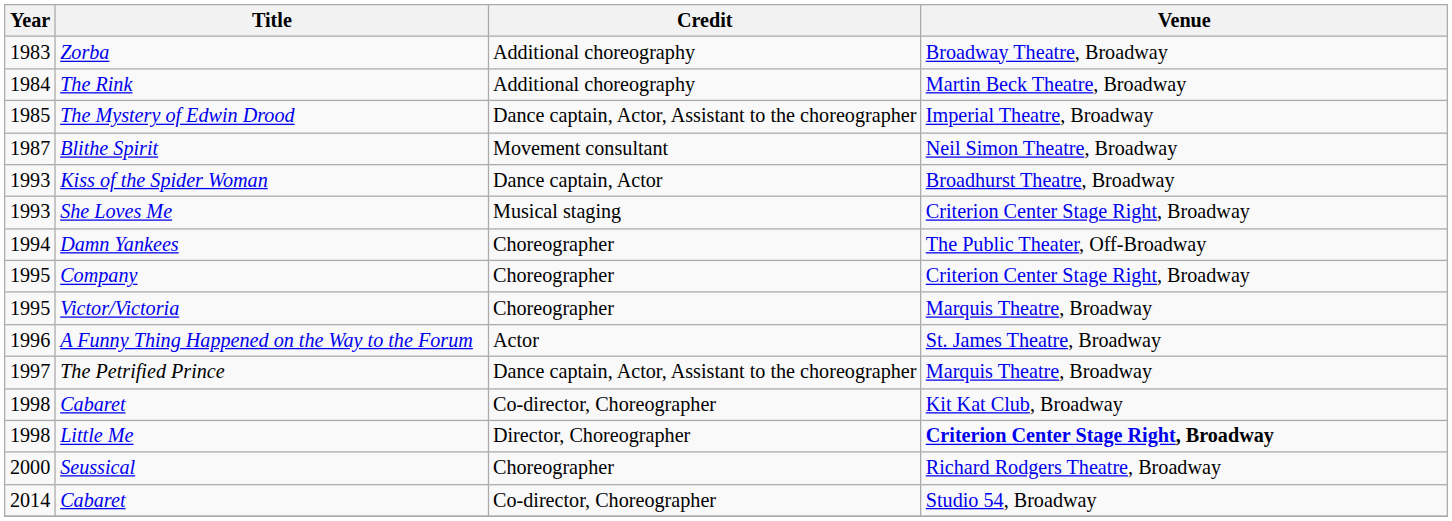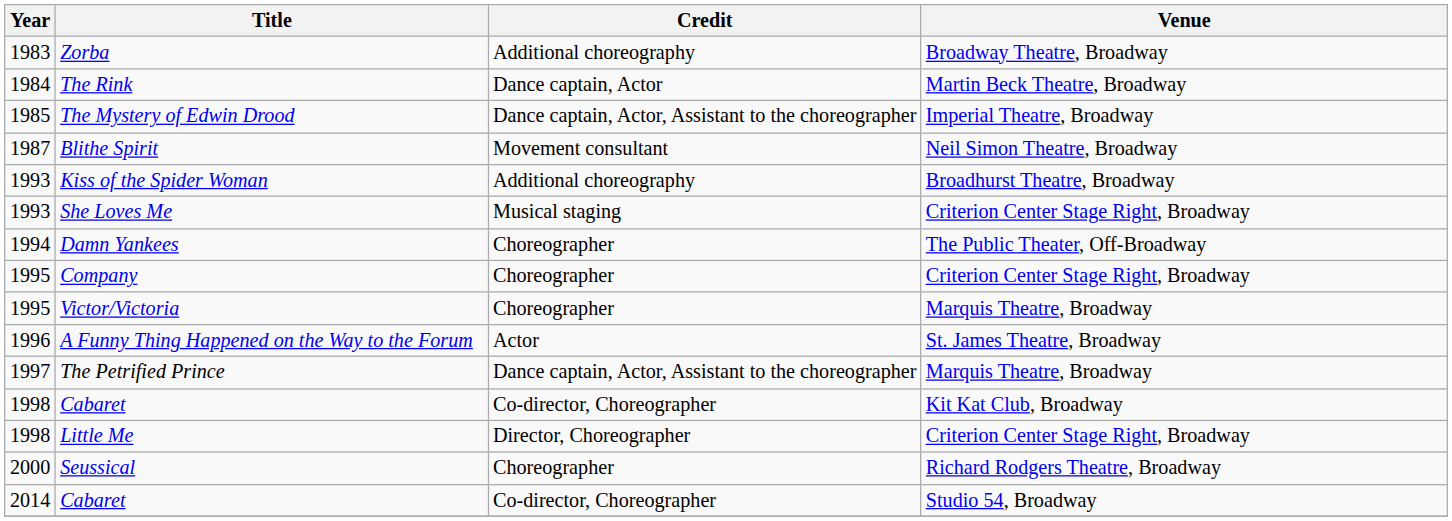(594, 84) Additional choreography -> (578, 84) Dance captain, Actor
(578, 180) Dance captain, Actor -> (594, 180) Additional choreography
(1100, 436) bold -> (1088, 436) normal
